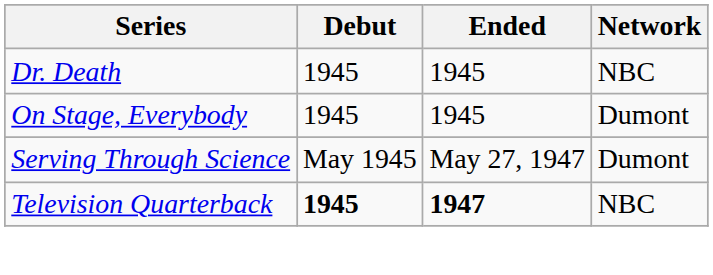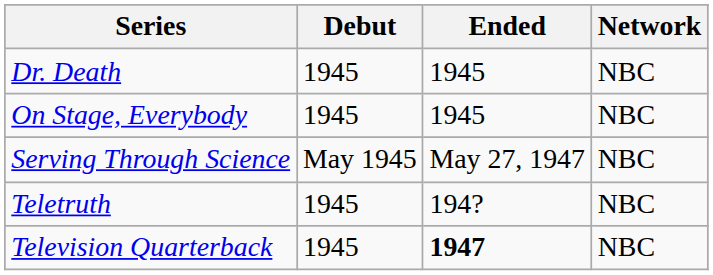(643, 114) Dumont -> (626, 114) NBC
(643, 159) Dumont -> (626, 159) NBC
+ row: (61, 203)
(331, 203) bold -> (331, 247) normal
